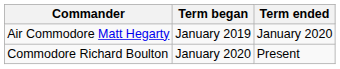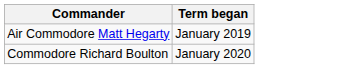- column: (295, 14)
